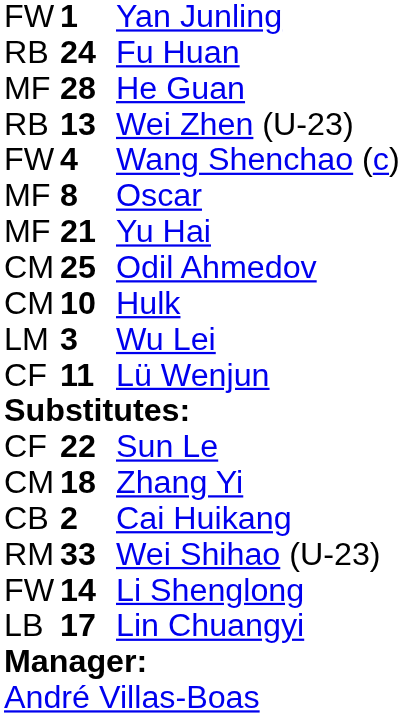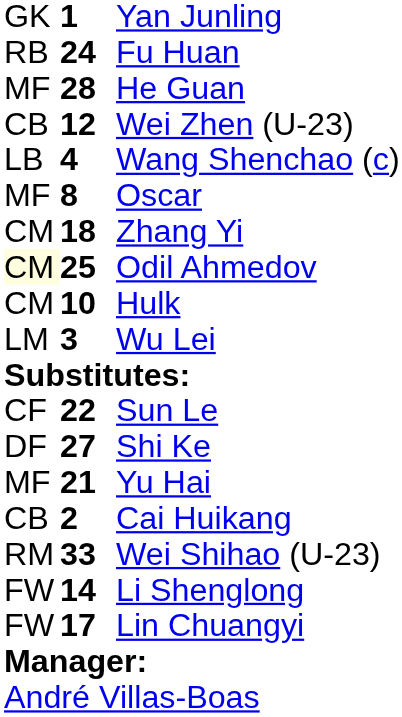(29, 16) FW -> (27, 16) GK
(26, 123) RB -> (26, 123) CB
(78, 123) 13 -> (78, 123) 12
(29, 159) FW -> (24, 159) LB
rows swapped: (180, 482) <-> (163, 231)
(29, 267) no background -> (29, 267) lightyellow background
- row: (193, 374)
+ row: (163, 446)
(24, 625) LB -> (29, 625) FW
